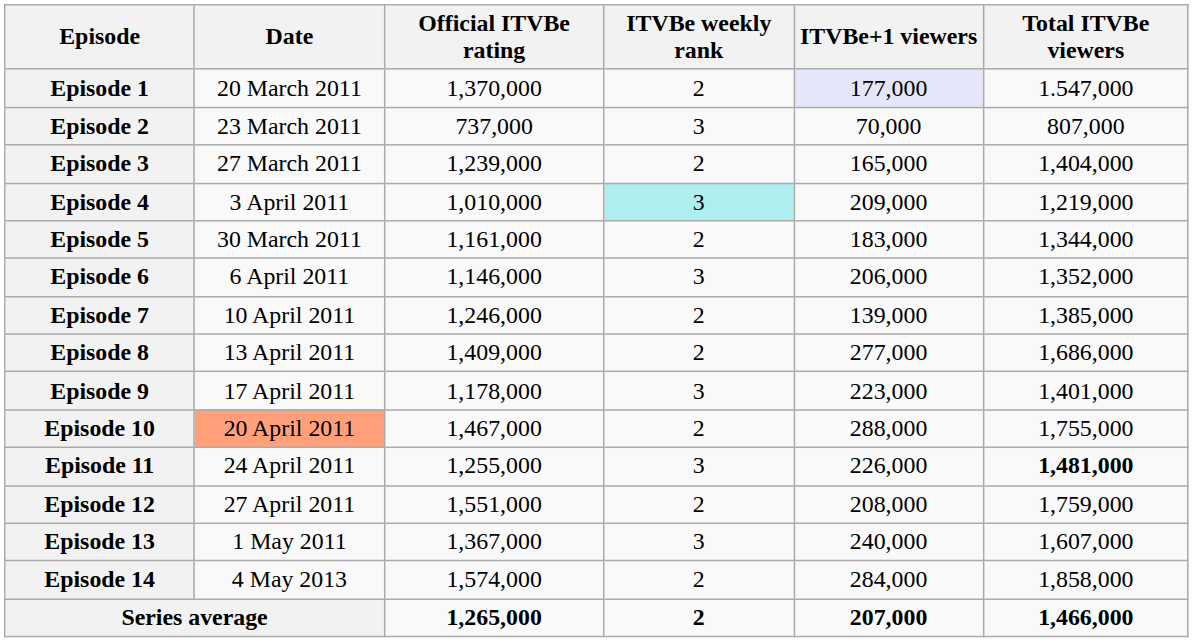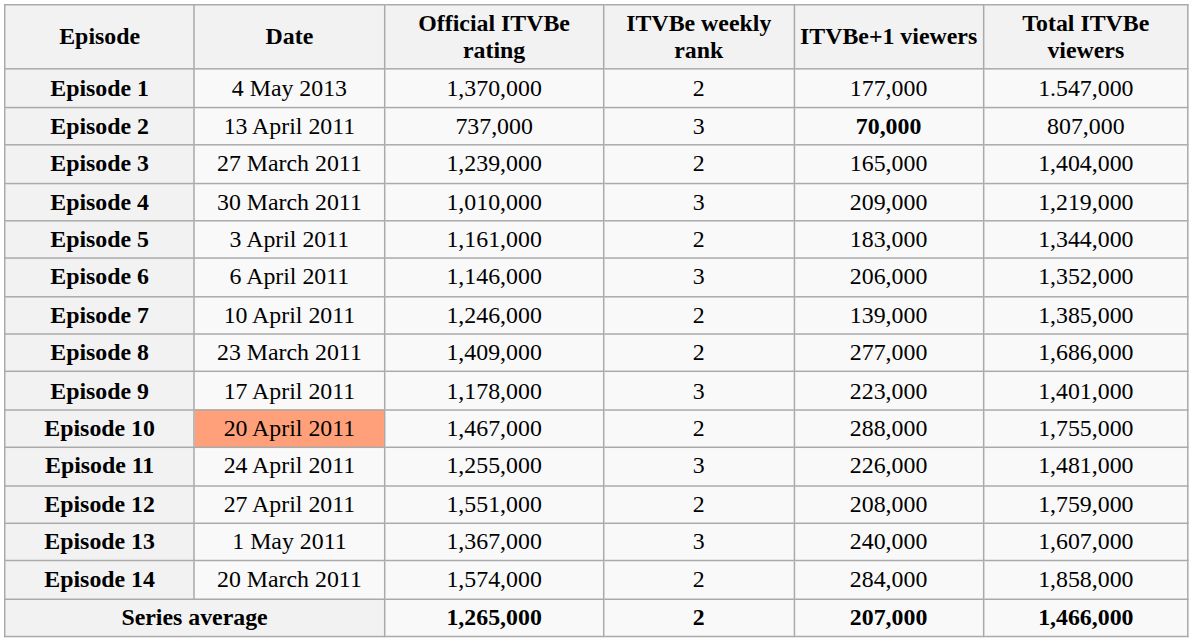(289, 88) 20 March 2011 -> (289, 88) 4 May 2013
(889, 88) lavender background -> (889, 88) no background
(289, 125) 23 March 2011 -> (289, 125) 13 April 2011
(889, 125) normal -> (889, 125) bold
(289, 201) 3 April 2011 -> (289, 201) 30 March 2011
(699, 201) paleturquoise background -> (699, 201) no background
(289, 239) 30 March 2011 -> (289, 239) 3 April 2011
(289, 352) 13 April 2011 -> (289, 352) 23 March 2011
(1086, 466) bold -> (1086, 466) normal
(289, 579) 4 May 2013 -> (289, 579) 20 March 2011
